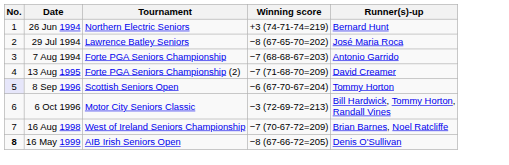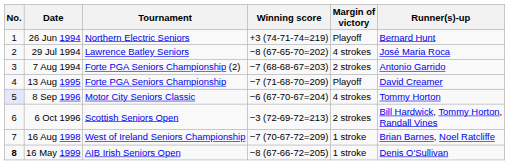+ column: (354, 17)
(156, 57) Forte PGA Seniors Championship -> (163, 67) Forte PGA Seniors Championship (2)
(163, 72) Forte PGA Seniors Championship (2) -> (156, 82) Forte PGA Seniors Championship
(132, 87) Scottish Seniors Open -> (140, 97) Motor City Seniors Classic
(140, 107) Motor City Seniors Classic -> (132, 117) Scottish Seniors Open
